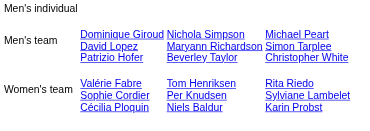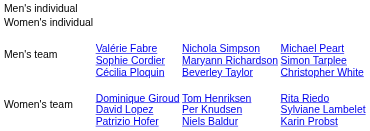+ row: (48, 23)
(122, 46) Dominique Giroud David Lopez Patrizio Hofer -> (130, 60) Valérie Fabre Sophie Cordier Cécilia Ploquin
(115, 96) Valérie Fabre Sophie Cordier Cécilia Ploquin -> (138, 110) Dominique Giroud David Lopez Patrizio Hofer
